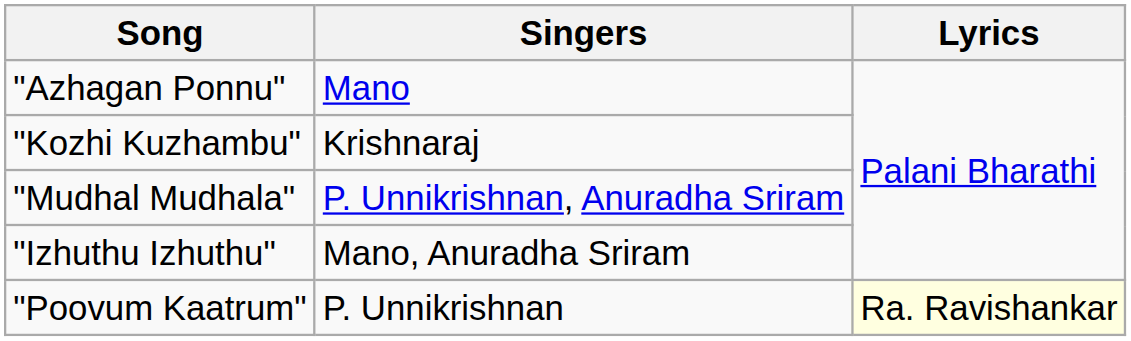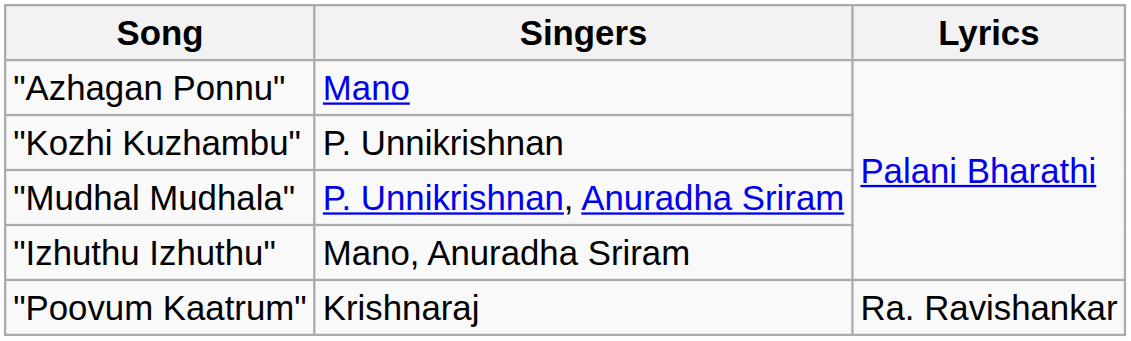(401, 143) Krishnaraj -> (443, 143) P. Unnikrishnan
(443, 308) P. Unnikrishnan -> (401, 308) Krishnaraj
(989, 308) lightyellow background -> (989, 308) no background
